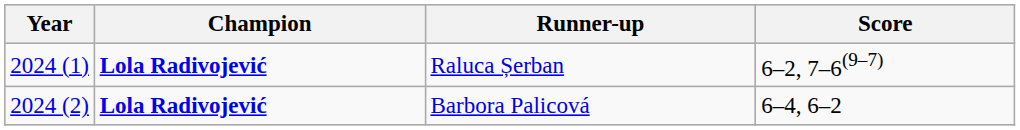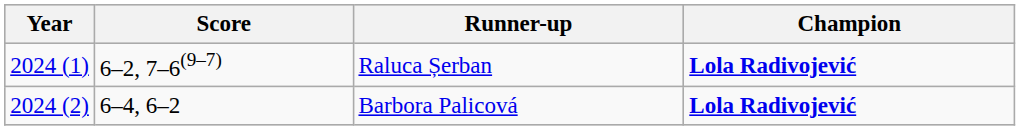columns swapped: (260, 23) <-> (885, 23)
